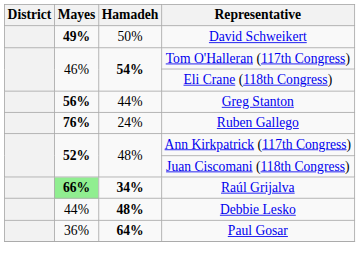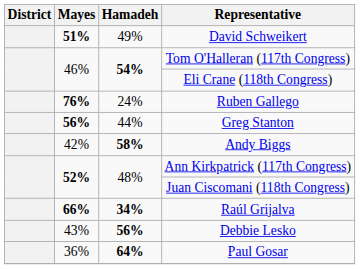(77, 36) 49% -> (77, 36) 51%
(130, 36) 50% -> (130, 36) 49%
rows swapped: (258, 123) <-> (258, 101)
+ row: (258, 144)
(77, 187) lightgreen background -> (77, 209) no background
(77, 209) 44% -> (77, 230) 43%
(130, 209) 48% -> (130, 230) 56%
